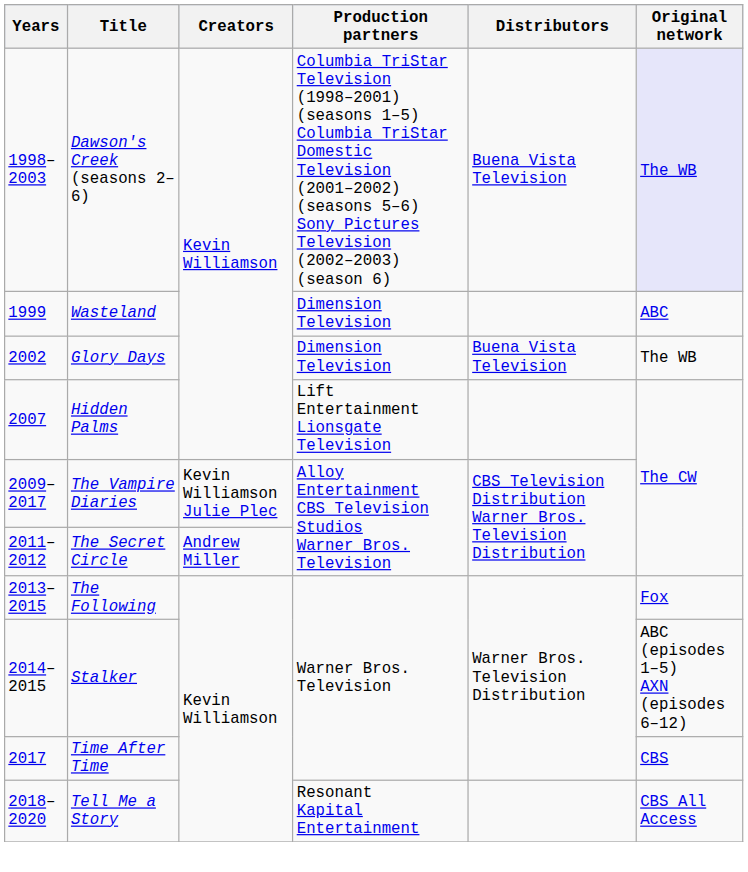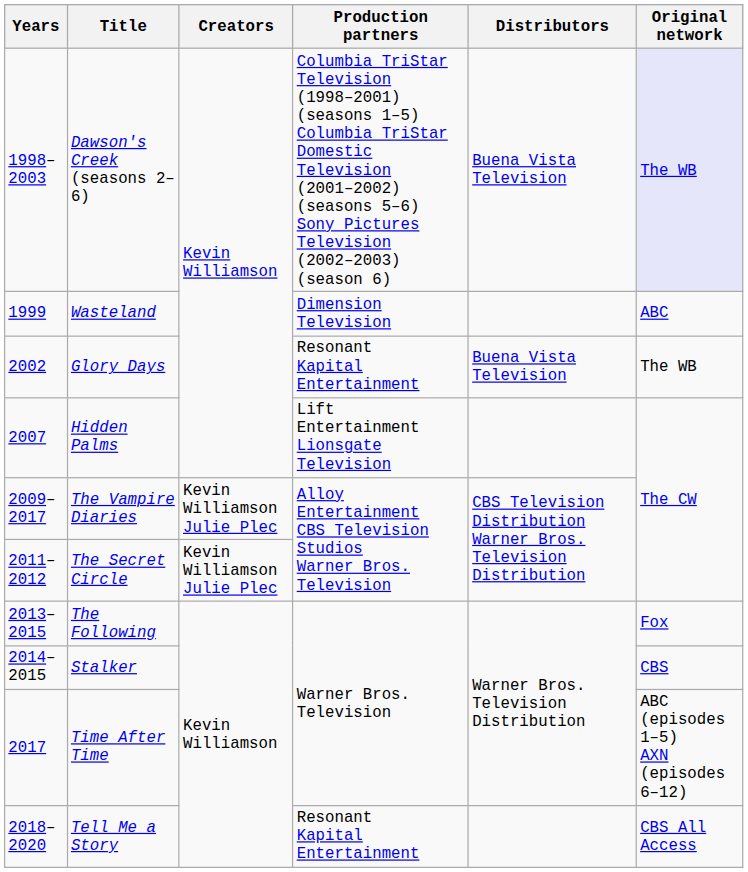(344, 358) Dimension Television -> (358, 367) Resonant Kapital Entertainment
(211, 552) Andrew Miller -> (230, 571) Kevin Williamson Julie Plec
(683, 678) ABC (episodes 1–5) AXN (episodes 6–12) -> (654, 667) CBS
(654, 758) CBS -> (683, 747) ABC (episodes 1–5) AXN (episodes 6–12)
